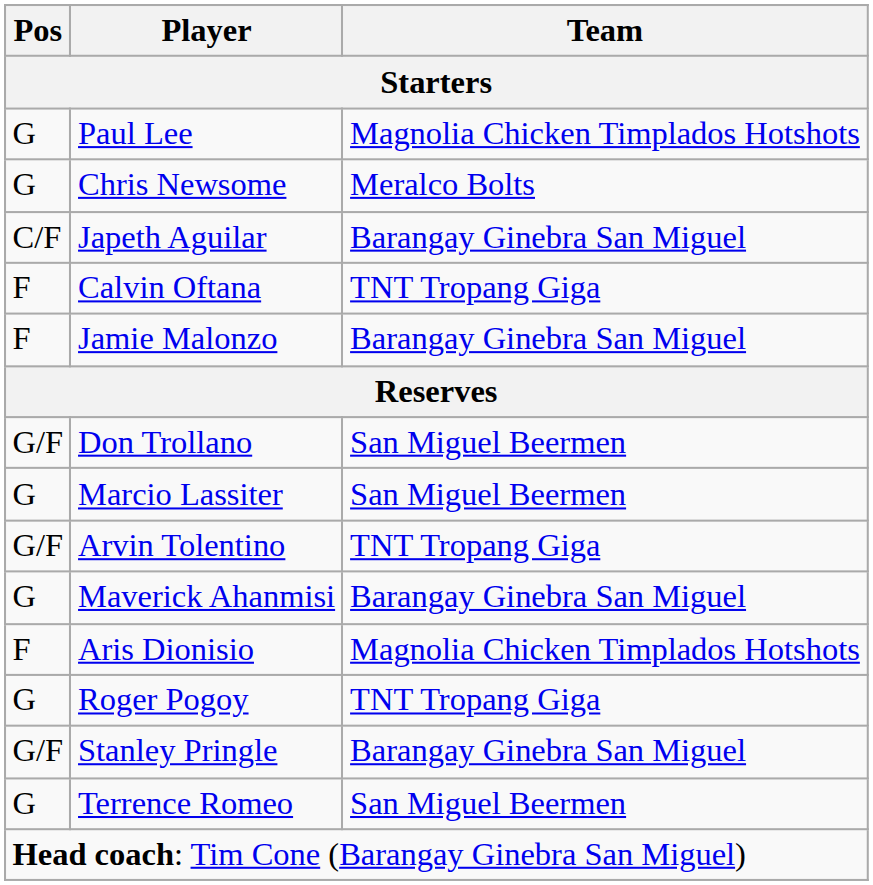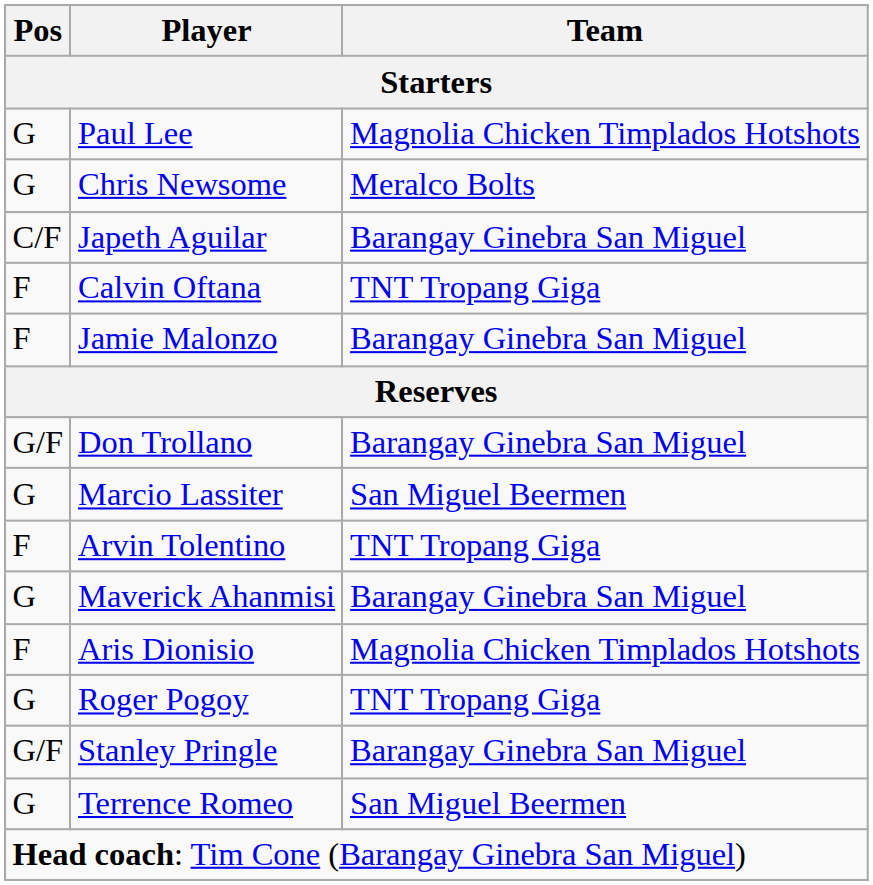(488, 442) San Miguel Beermen -> (548, 442) Barangay Ginebra San Miguel
(38, 545) G/F -> (22, 545) F
